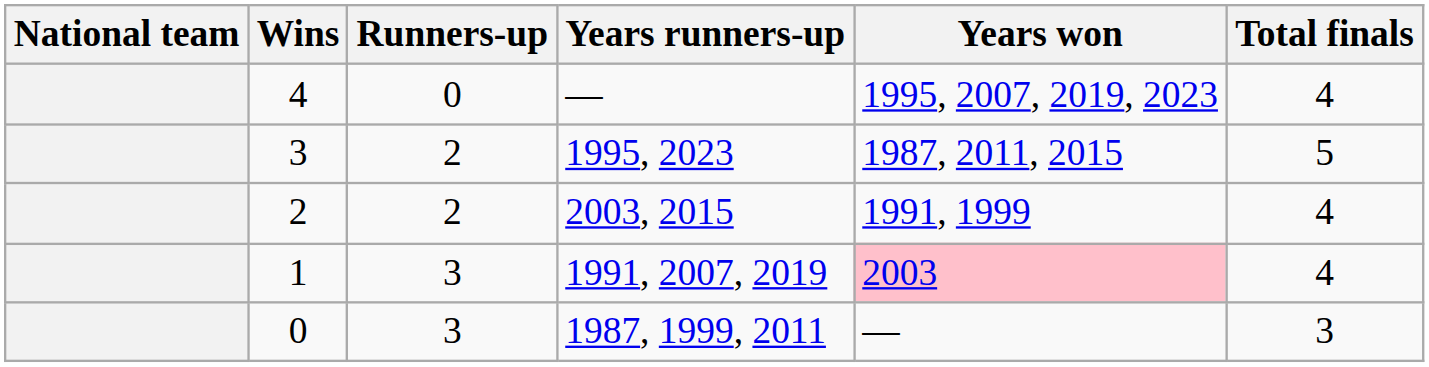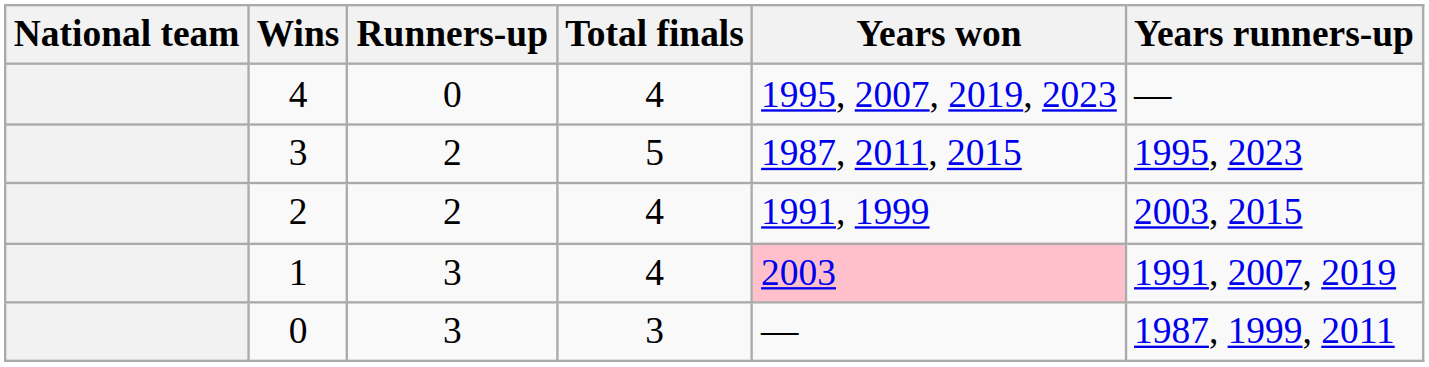columns swapped: (1325, 34) <-> (705, 34)
